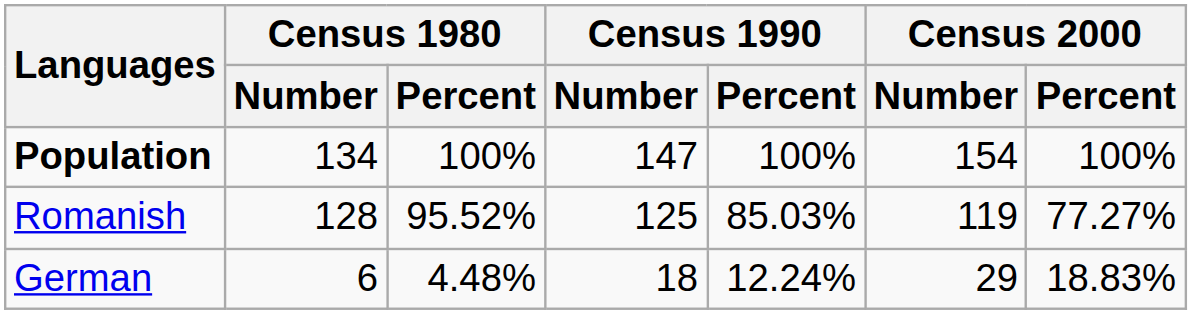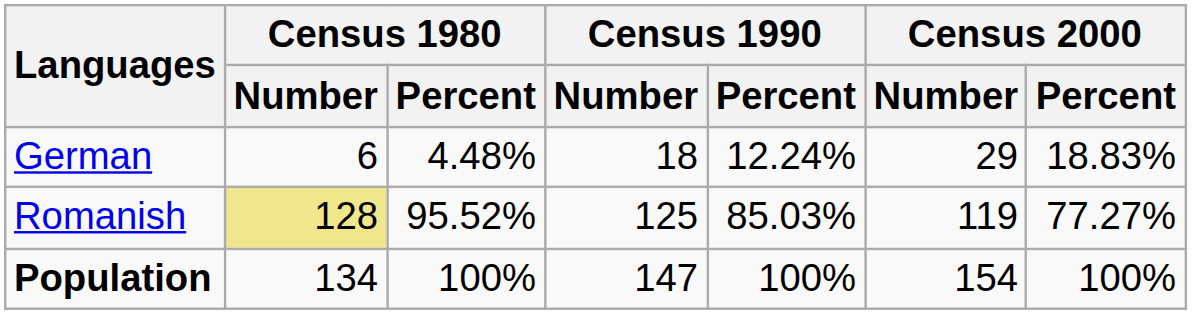rows swapped: (83, 277) <-> (113, 156)
(346, 216) no background -> (346, 216) khaki background
